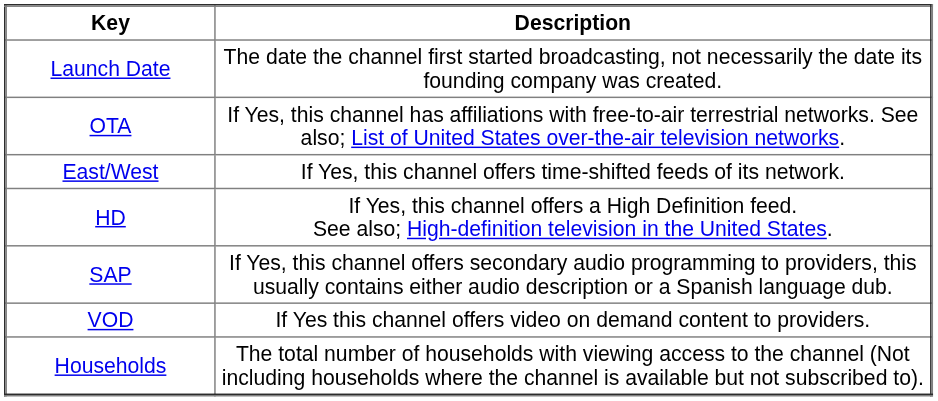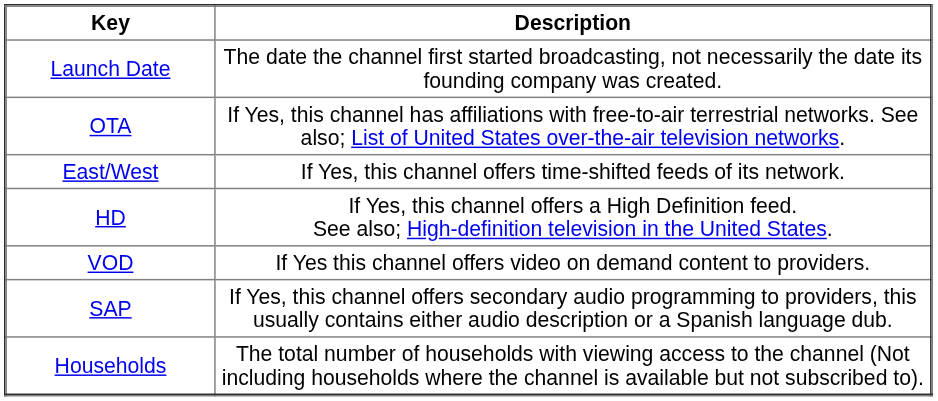rows swapped: (111, 320) <-> (110, 274)
